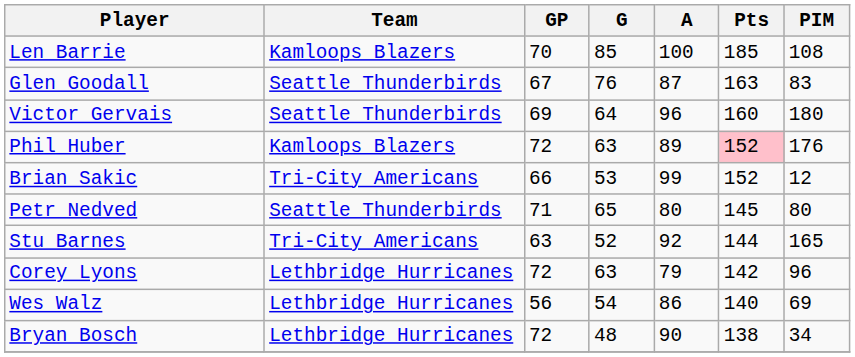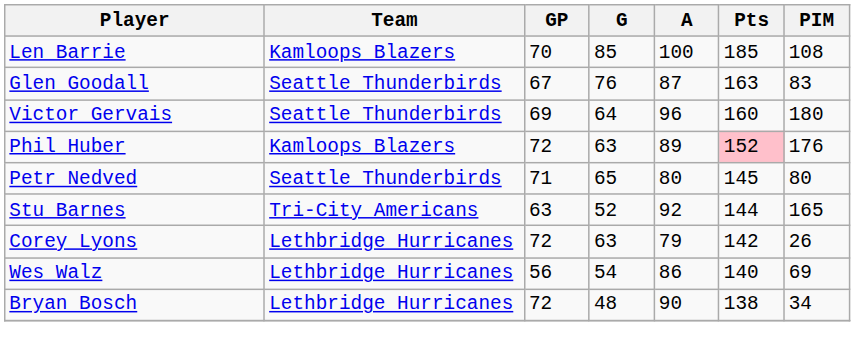- row: (73, 178)
(800, 273) 96 -> (800, 242) 26
